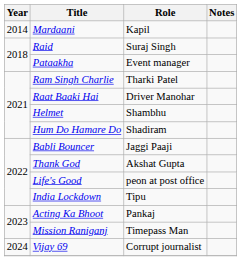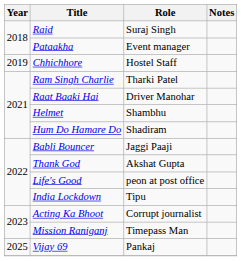- row: (54, 29)
+ row: (57, 63)
(140, 213) Pankaj -> (164, 213) Corrupt journalist
(17, 247) 2024 -> (17, 247) 2025
(164, 247) Corrupt journalist -> (140, 247) Pankaj
